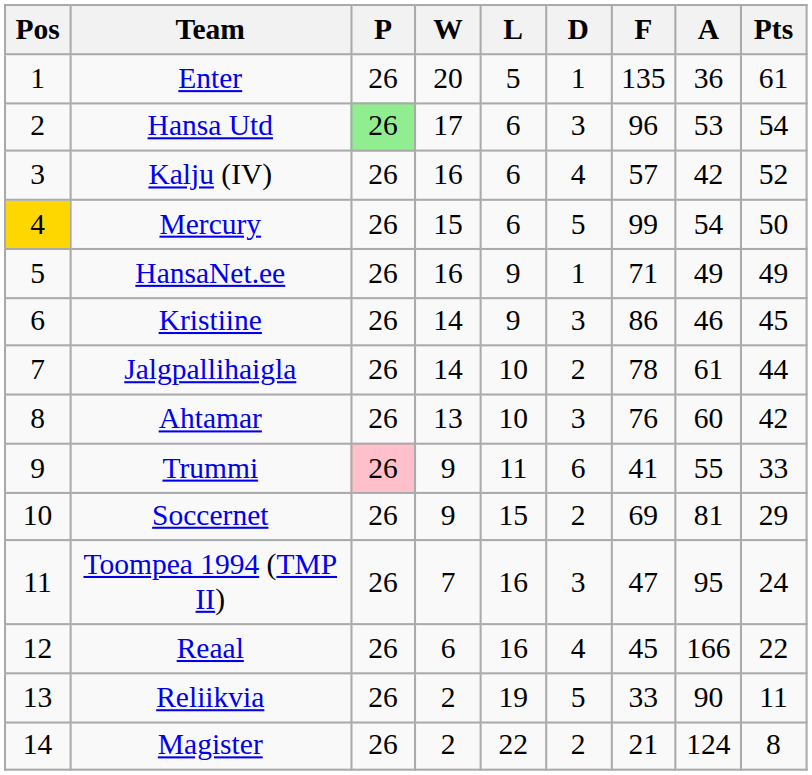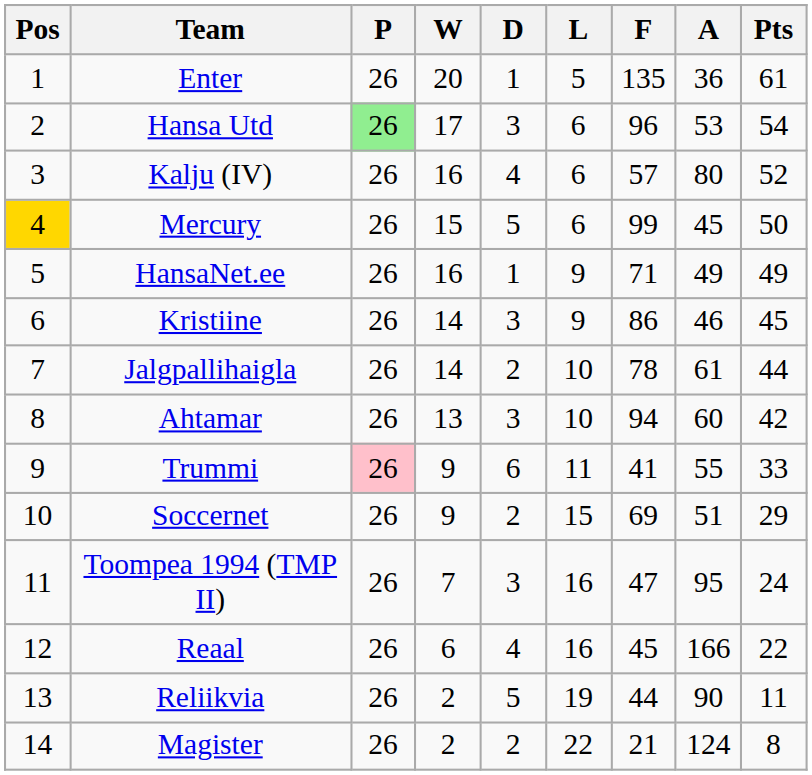columns swapped: (578, 29) <-> (513, 29)
(708, 175) 42 -> (708, 175) 80
(708, 223) 54 -> (708, 223) 45
(643, 418) 76 -> (643, 418) 94
(708, 516) 81 -> (708, 516) 51
(643, 697) 33 -> (643, 697) 44
